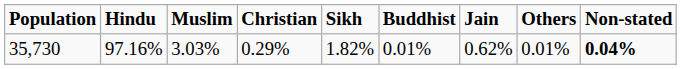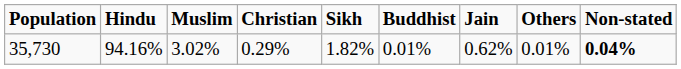(134, 49) 97.16% -> (134, 49) 94.16%
(195, 49) 3.03% -> (195, 49) 3.02%
